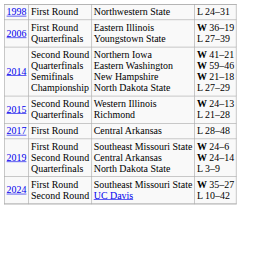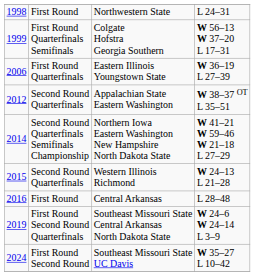+ row: (129, 39)
+ row: (133, 99)
(17, 131) 2017 -> (17, 198) 2016
